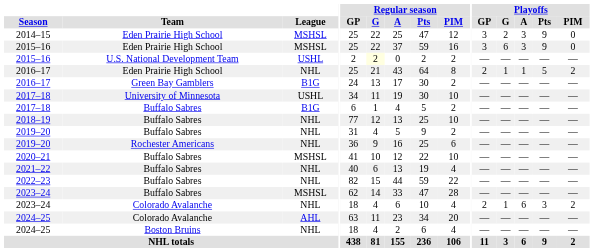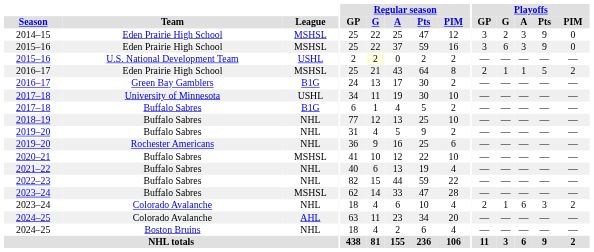(310, 71) NHL -> (310, 71) MSHSL
